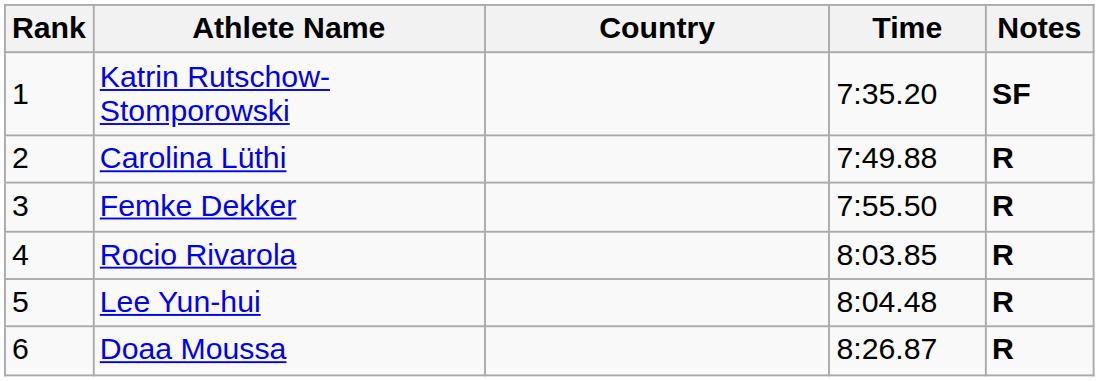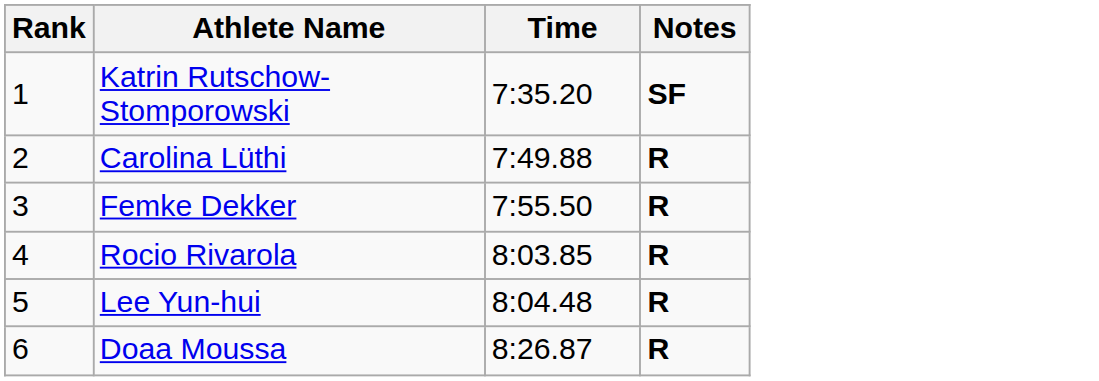- column: (657, 28)
